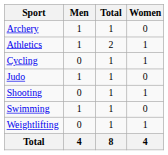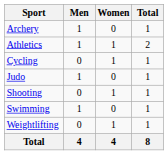columns swapped: (145, 12) <-> (111, 12)
